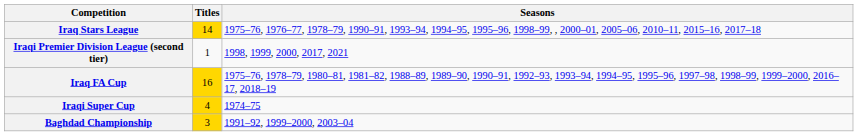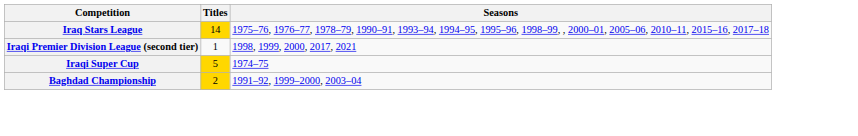- row: (98, 82)
(207, 105) 4 -> (215, 64) 5
(207, 122) 3 -> (215, 81) 2
